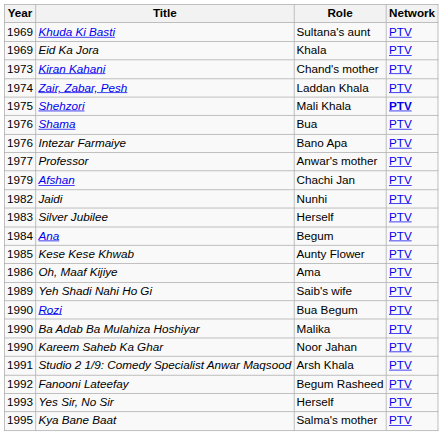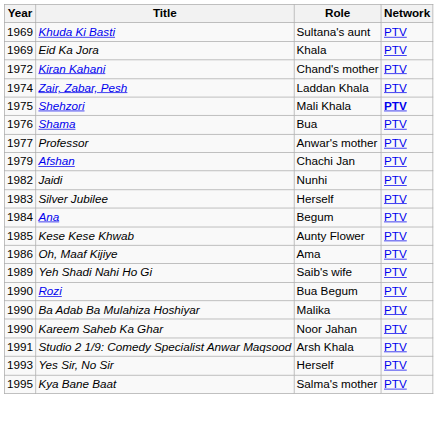(20, 69) 1973 -> (20, 69) 1972
- row: (82, 143)
- row: (84, 384)
